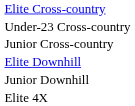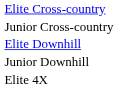- row: (67, 26)
